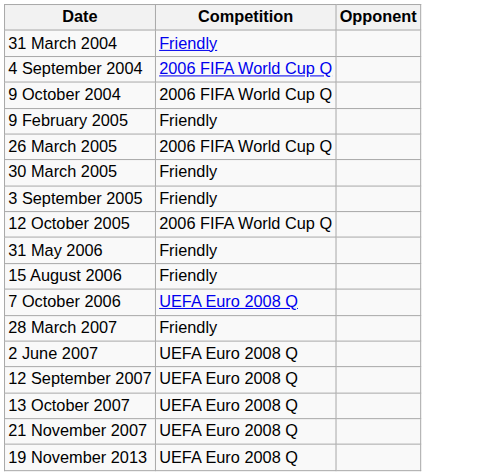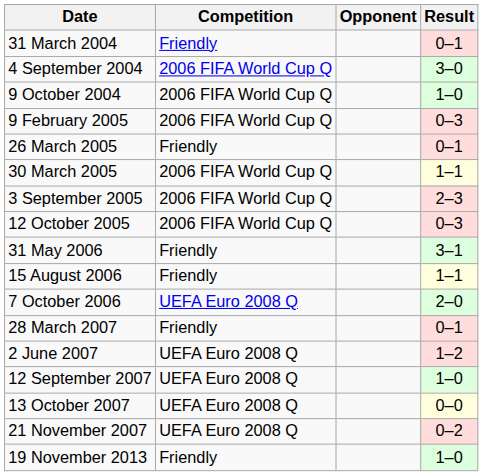+ column: (449, 17)
(188, 120) Friendly -> (246, 120) 2006 FIFA World Cup Q
(246, 146) 2006 FIFA World Cup Q -> (188, 146) Friendly
(188, 172) Friendly -> (246, 172) 2006 FIFA World Cup Q
(188, 198) Friendly -> (246, 198) 2006 FIFA World Cup Q
(229, 457) UEFA Euro 2008 Q -> (188, 457) Friendly
